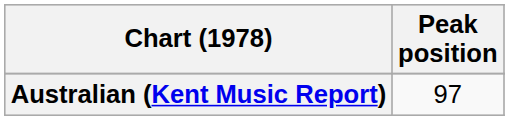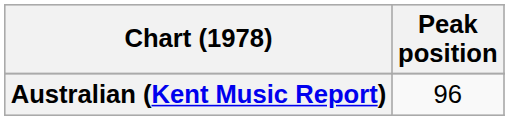(448, 94) 97 -> (448, 94) 96
